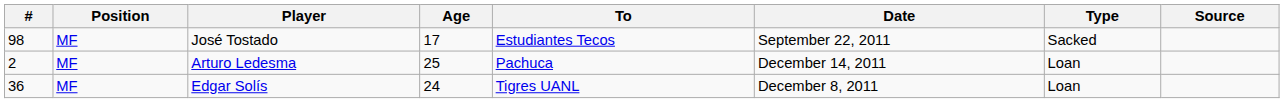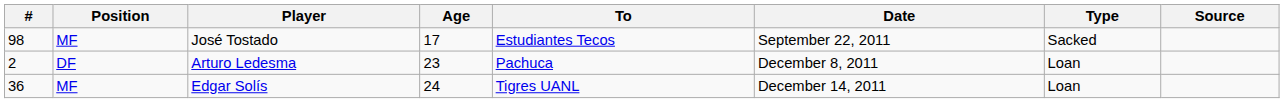(67, 63) MF -> (66, 63) DF
(432, 63) 25 -> (432, 63) 23
(822, 63) December 14, 2011 -> (818, 63) December 8, 2011
(818, 86) December 8, 2011 -> (822, 86) December 14, 2011
